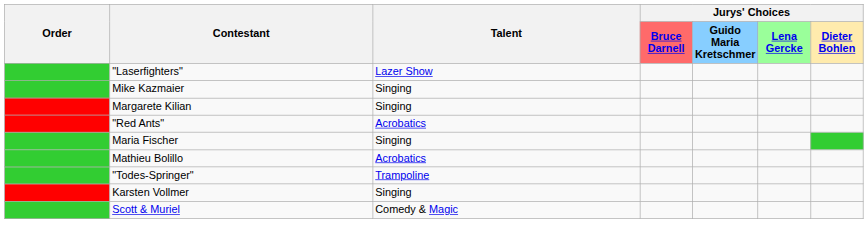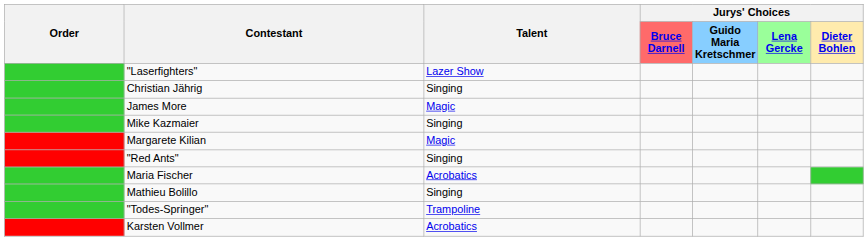+ row: (165, 89)
+ row: (157, 106)
(393, 106) Singing -> (441, 141) Magic
(401, 123) Acrobatics -> (444, 158) Singing
(393, 141) Singing -> (452, 175) Acrobatics
(401, 158) Acrobatics -> (444, 192) Singing
(393, 192) Singing -> (452, 227) Acrobatics
- row: (146, 210)
